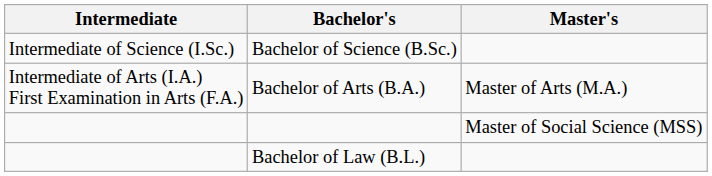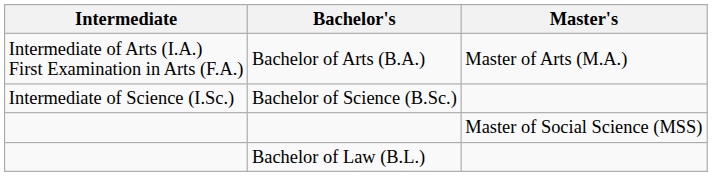rows swapped: (339, 87) <-> (354, 48)
